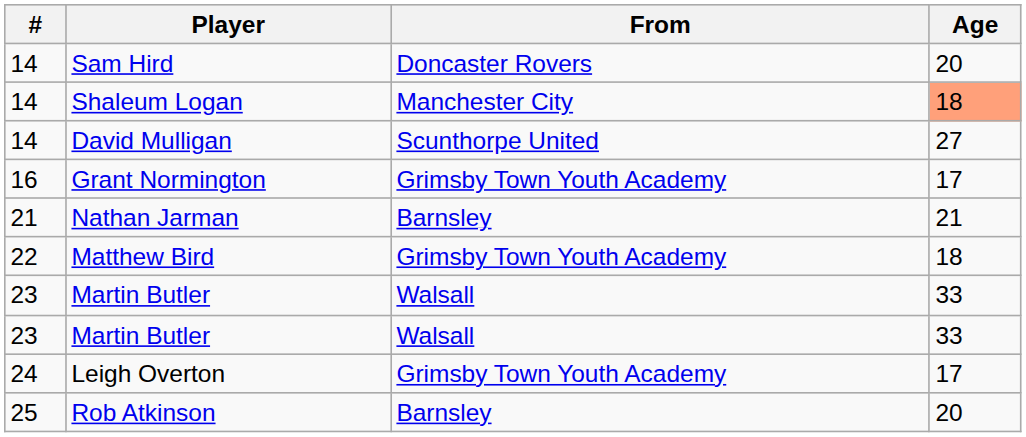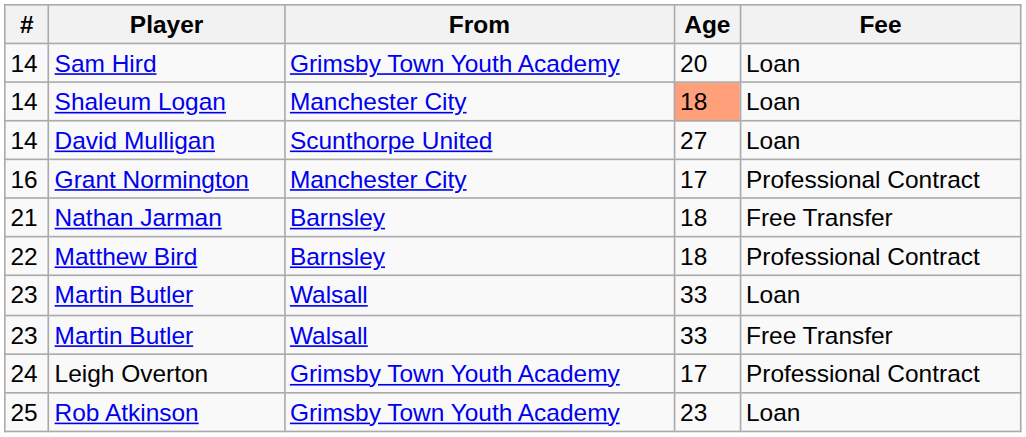+ column: (881, 24)
(494, 63) Doncaster Rovers -> (455, 63) Grimsby Town Youth Academy
(561, 179) Grimsby Town Youth Academy -> (378, 179) Manchester City
(949, 218) 21 -> (694, 218) 18
(561, 257) Grimsby Town Youth Academy -> (337, 257) Barnsley
(444, 412) Barnsley -> (455, 412) Grimsby Town Youth Academy
(949, 412) 20 -> (694, 412) 23
